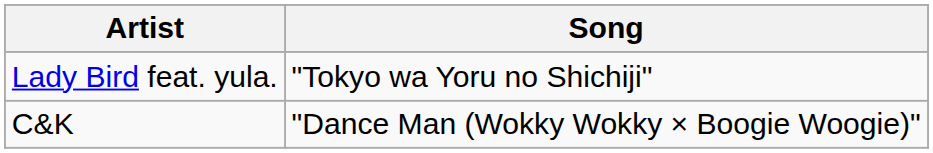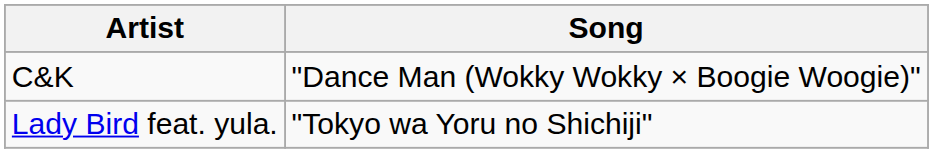rows swapped: (43, 123) <-> (145, 76)
